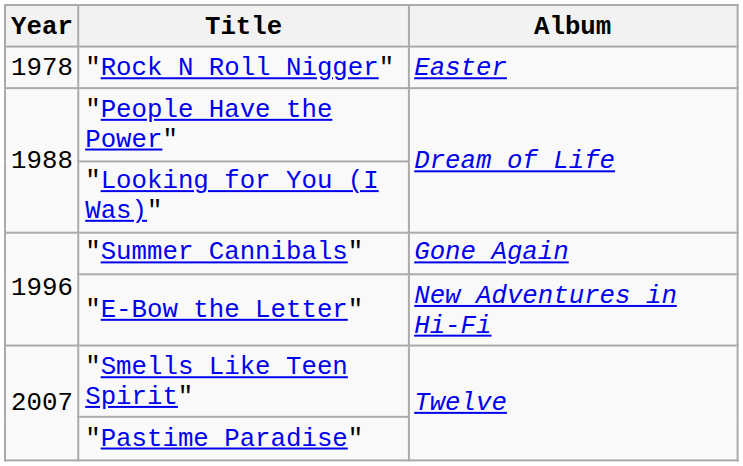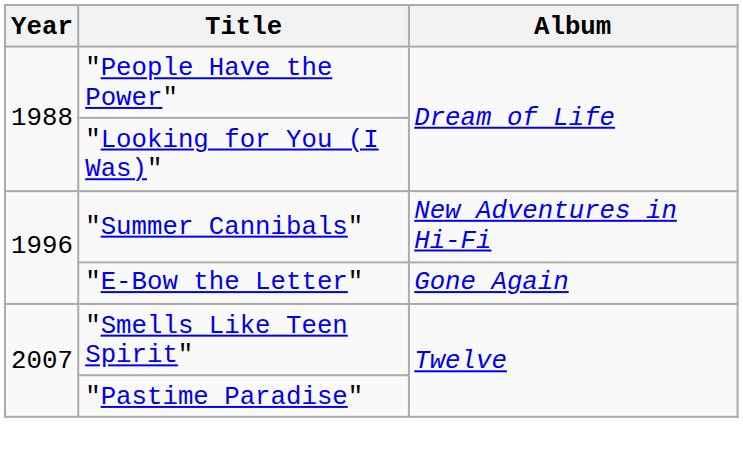- row: (240, 68)
(491, 253) Gone Again -> (546, 226) New Adventures in Hi-Fi
(546, 310) New Adventures in Hi-Fi -> (491, 283) Gone Again
